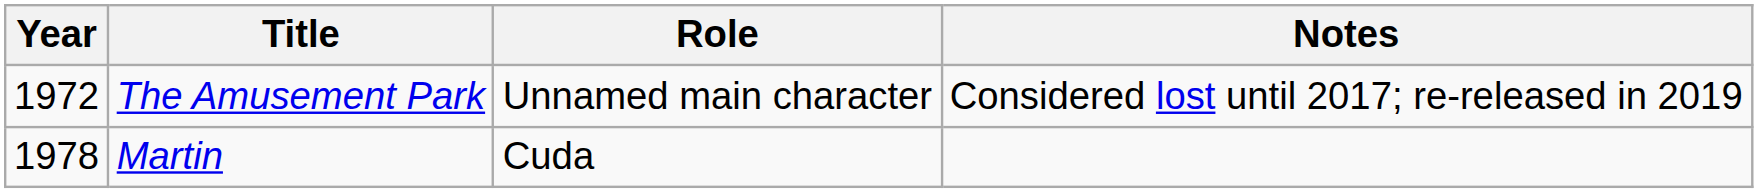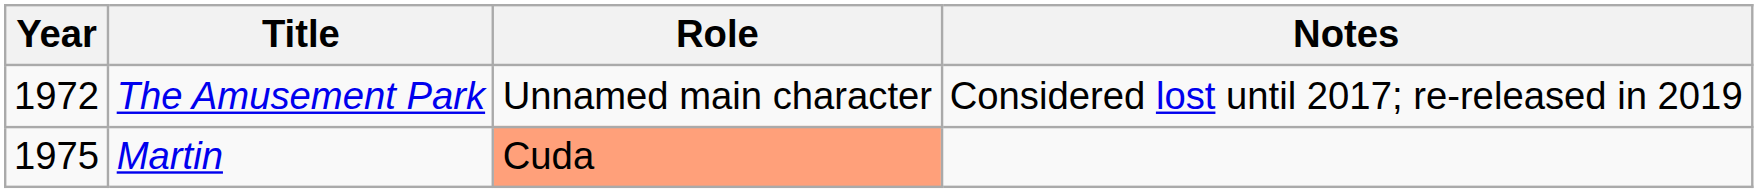(57, 156) 1978 -> (57, 156) 1975
(548, 156) no background -> (548, 156) lightsalmon background
